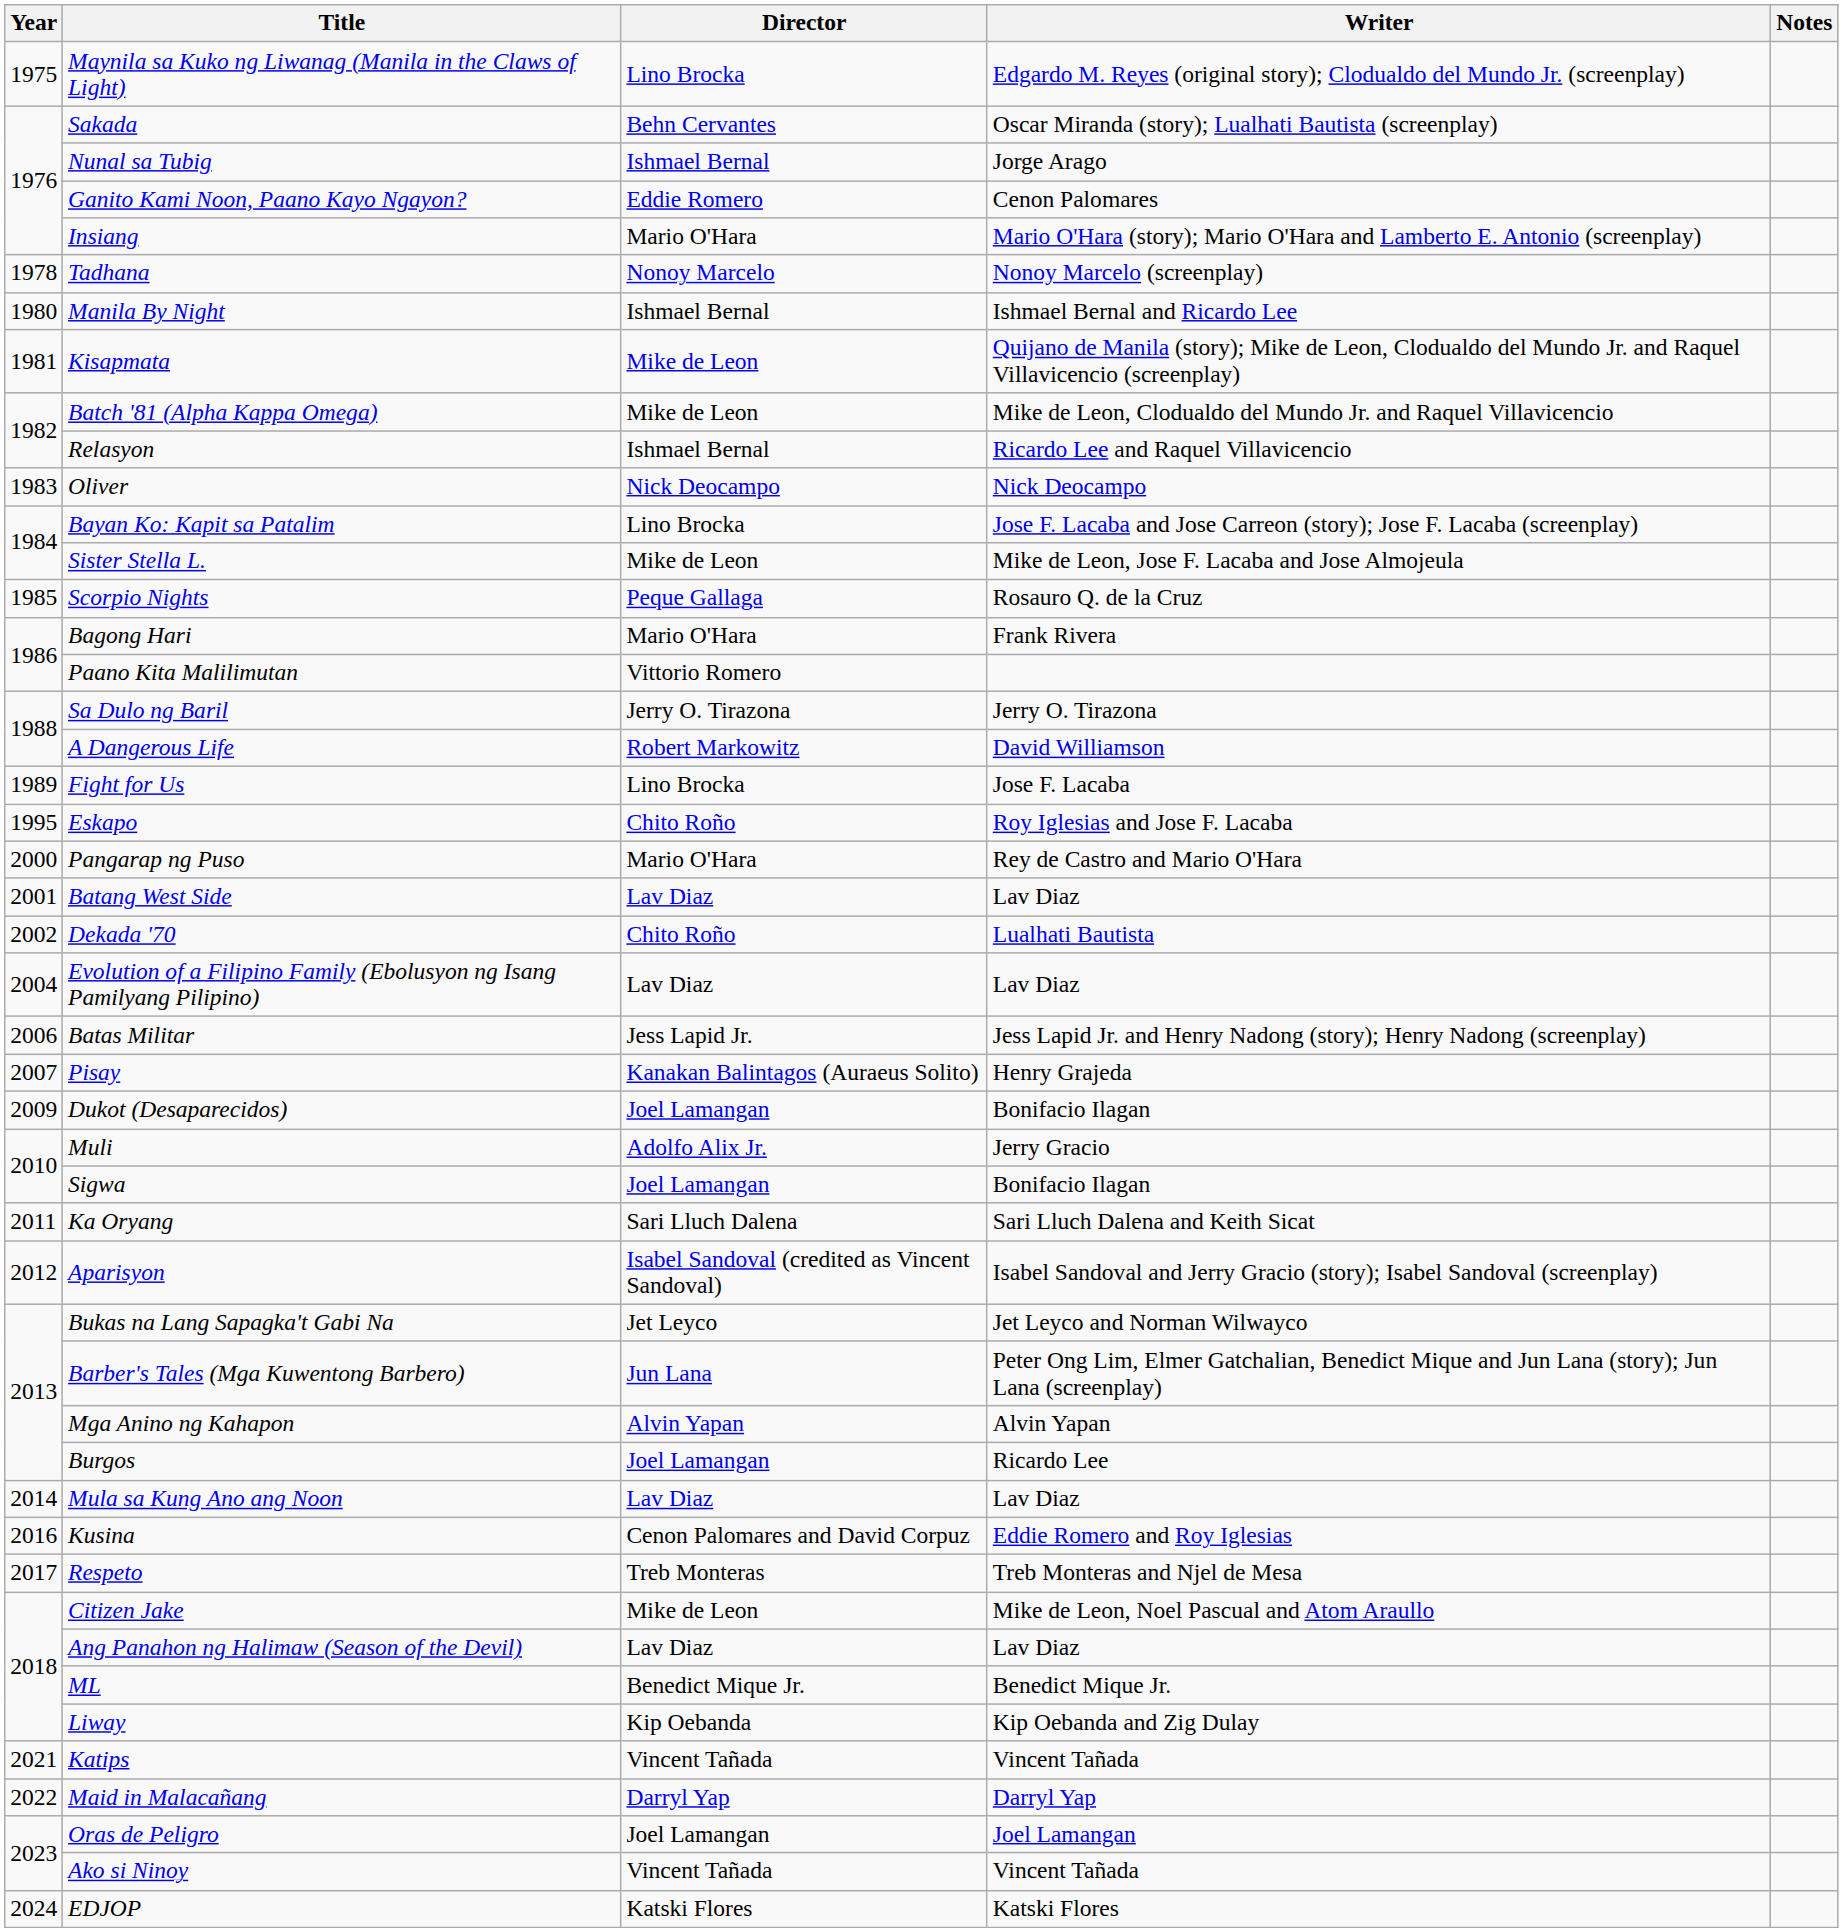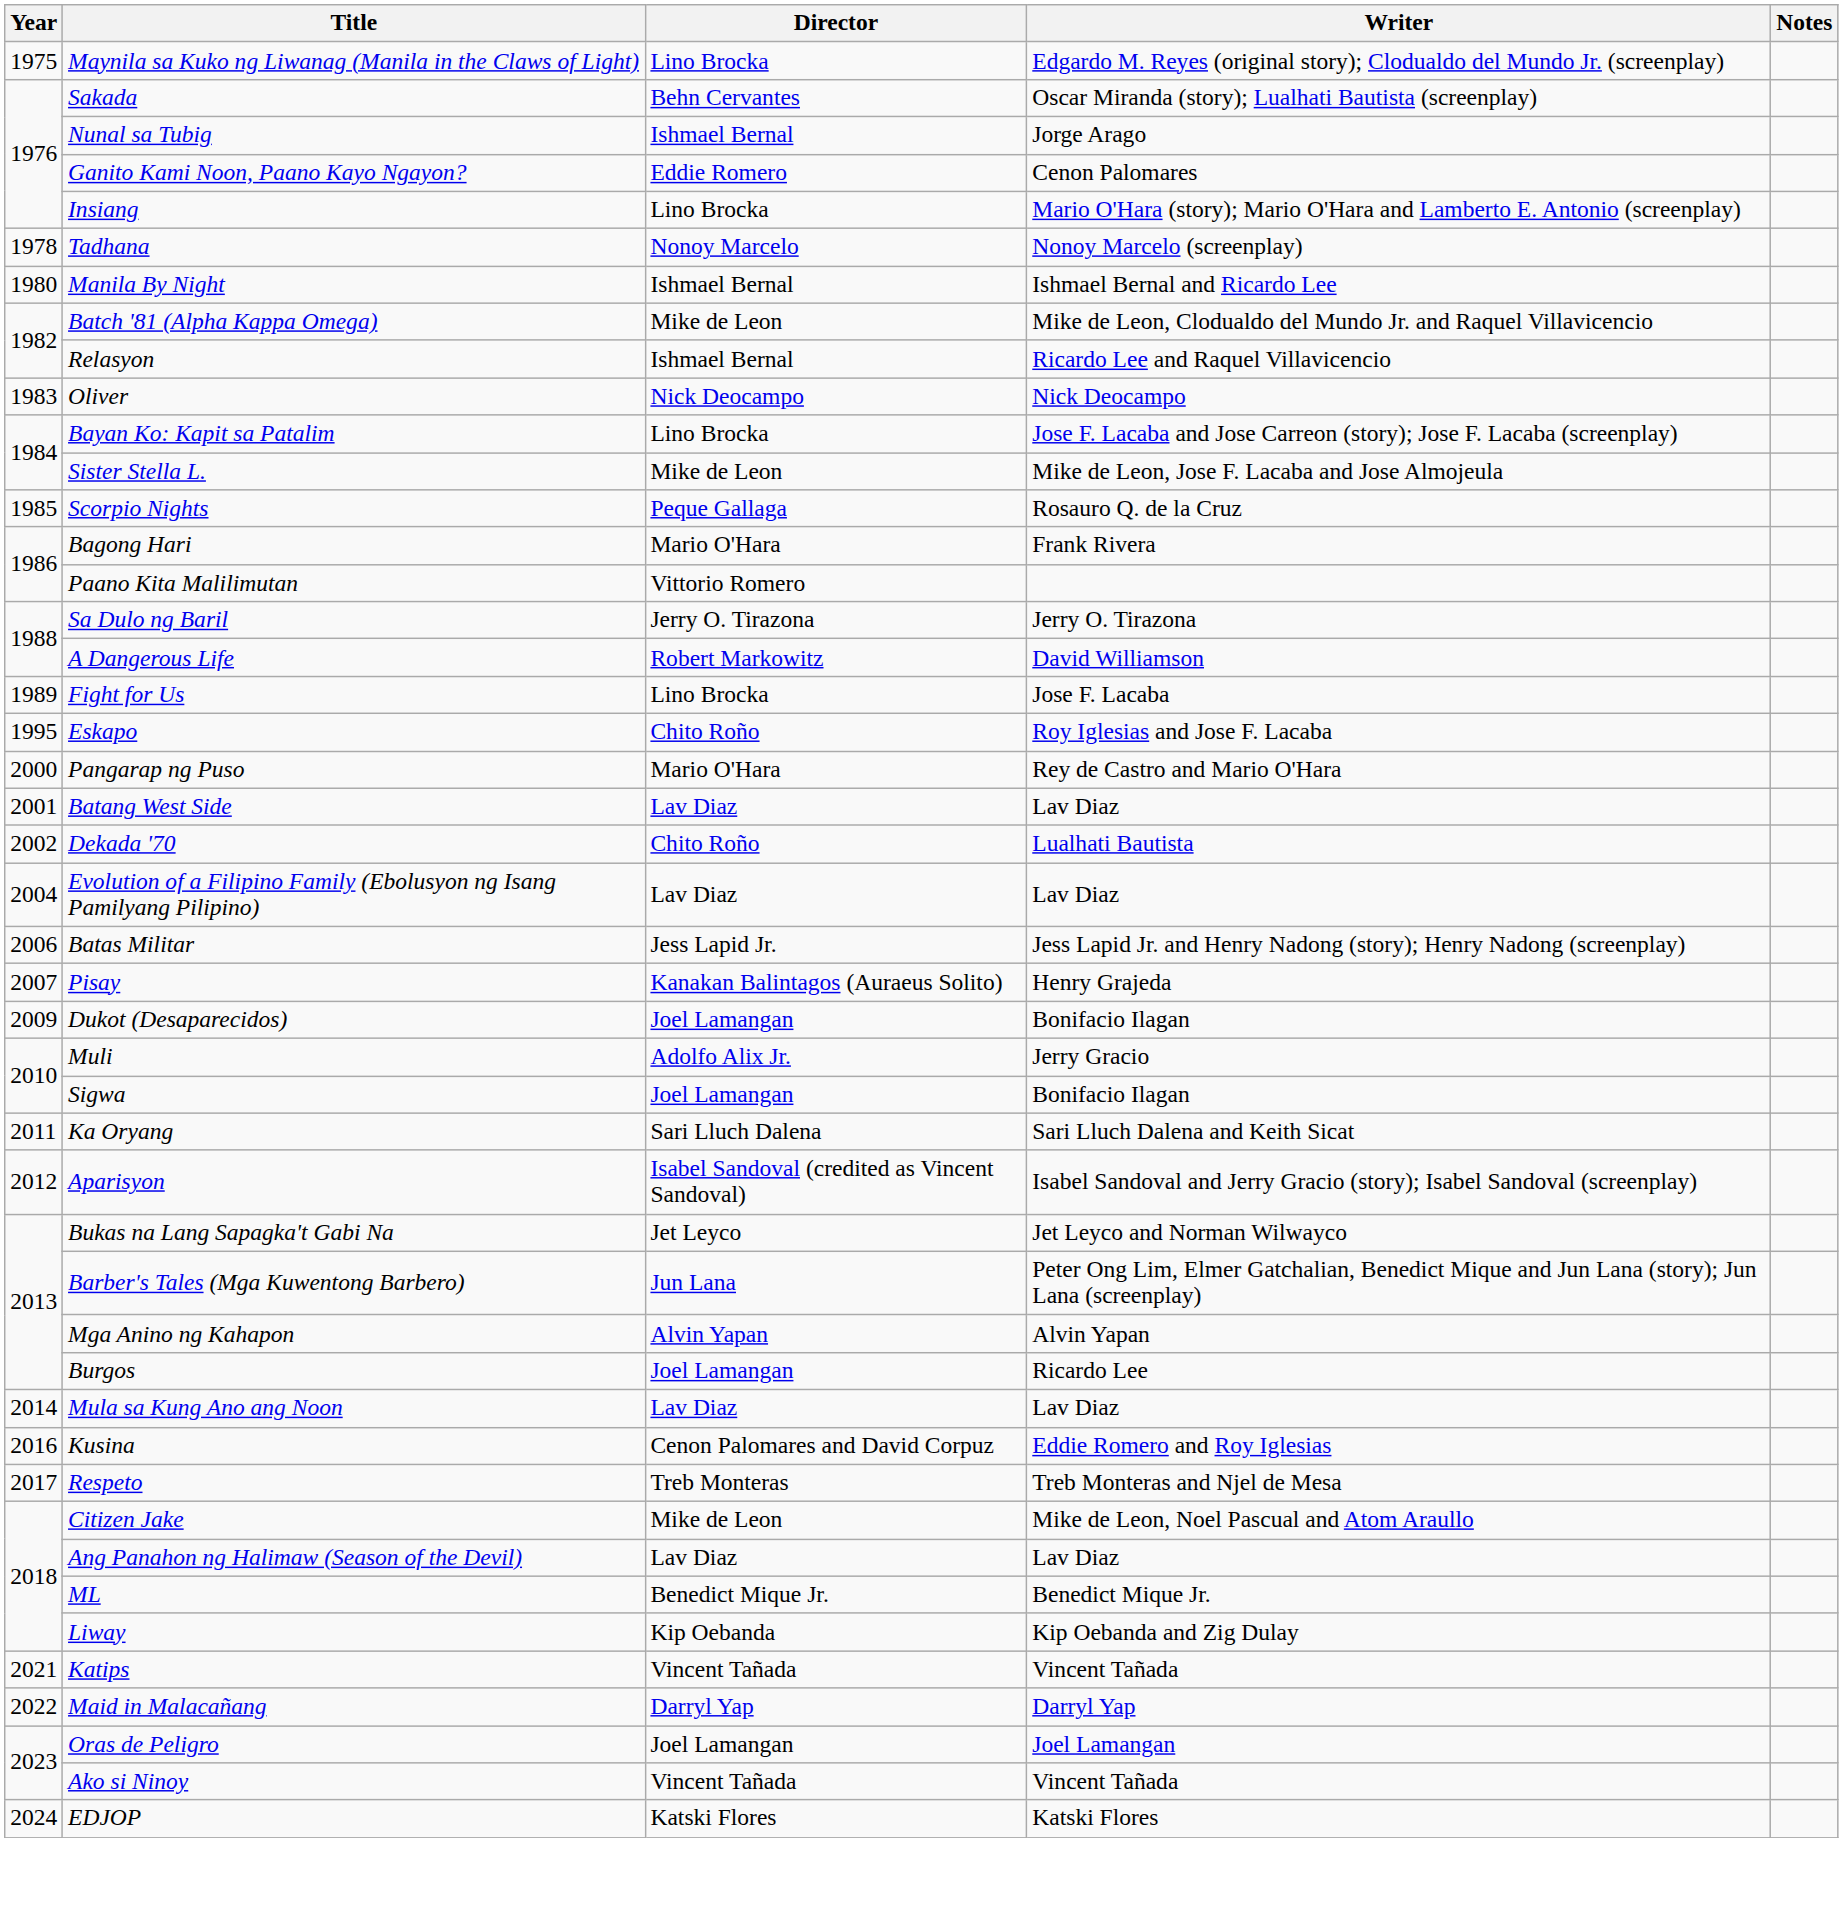(692, 236) Mario O'Hara -> (710, 209) Lino Brocka
- row: (119, 361)
